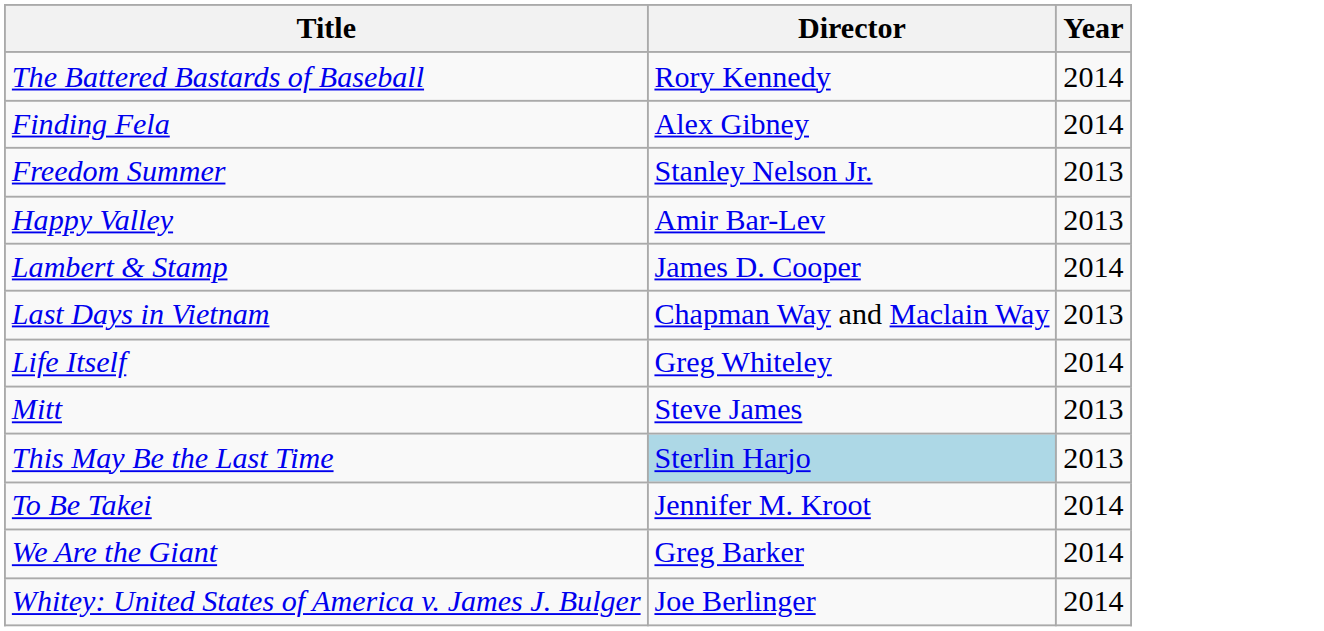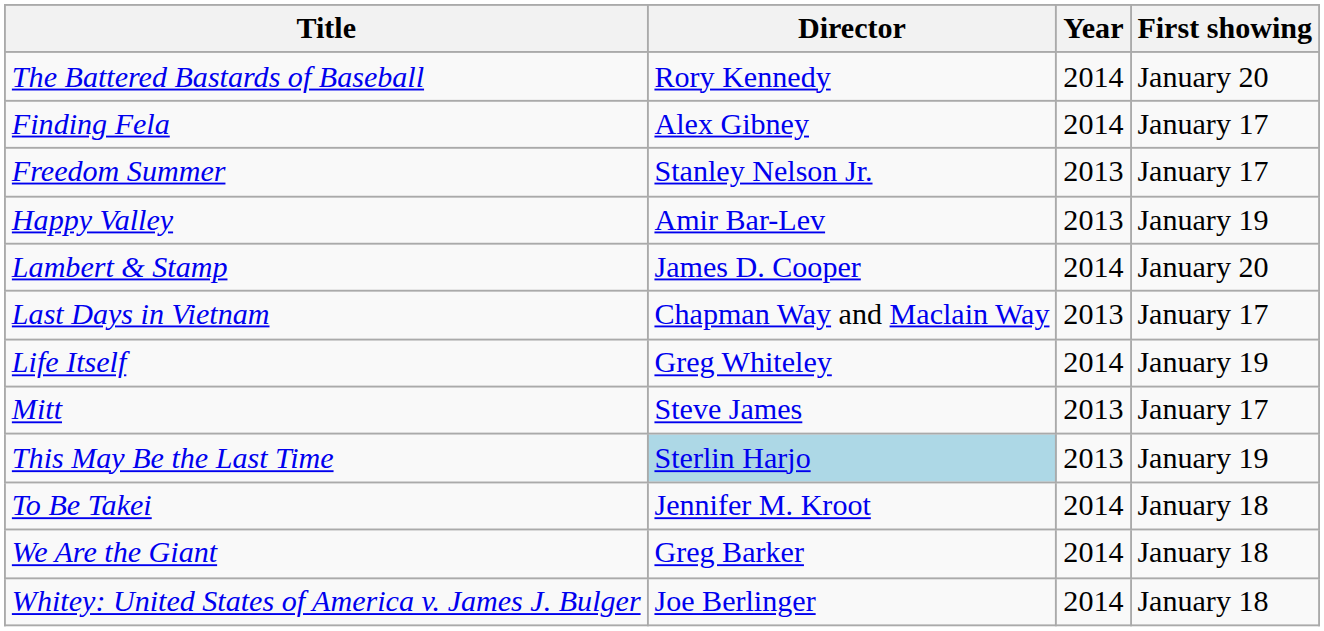+ column: (1225, 28)
